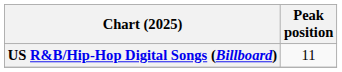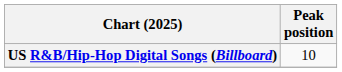(309, 55) 11 -> (309, 55) 10
